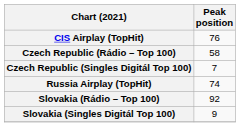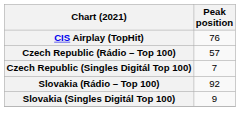(215, 53) 58 -> (215, 53) 57
- row: (99, 83)
